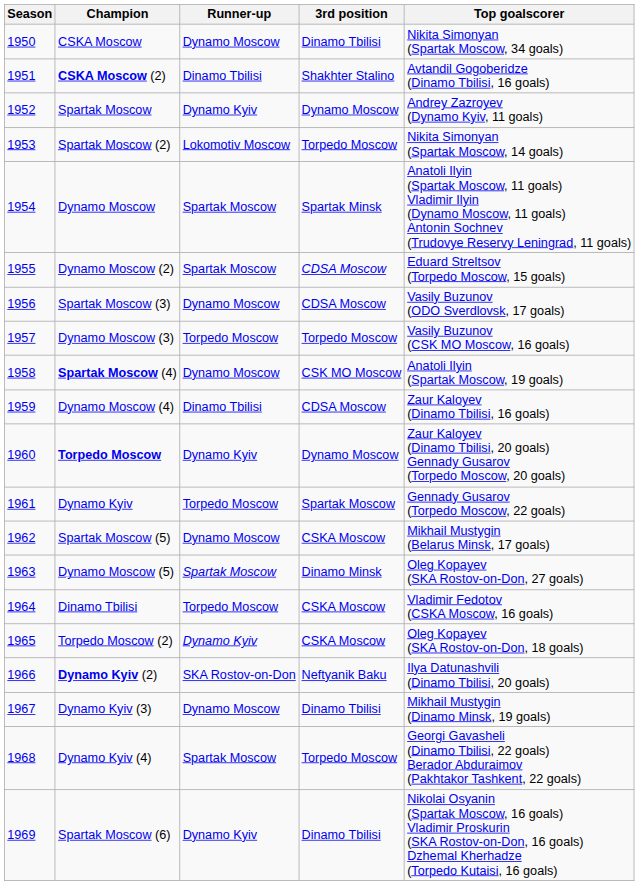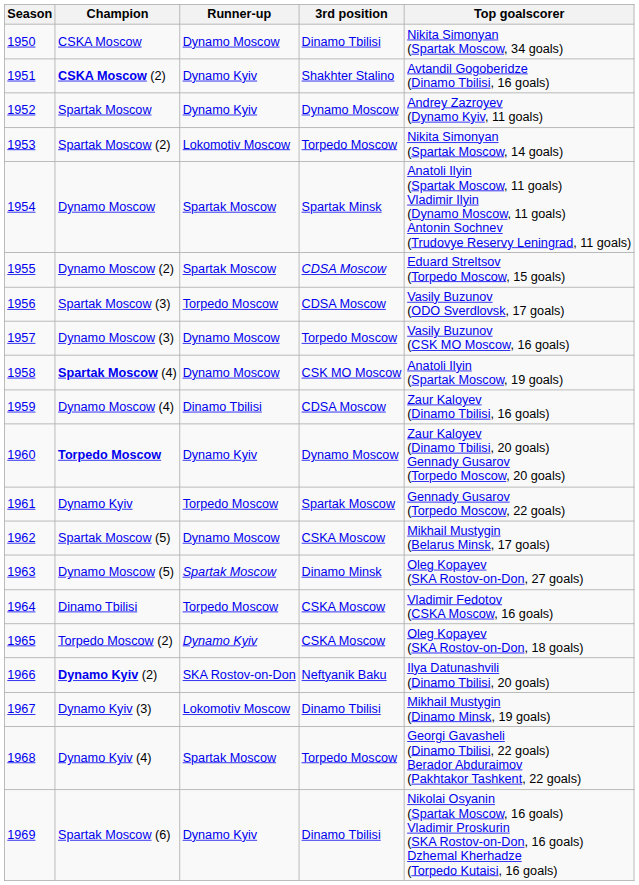(222, 75) Dinamo Tbilisi -> (220, 75) Dynamo Kyiv
(231, 304) Dynamo Moscow -> (230, 304) Torpedo Moscow
(230, 338) Torpedo Moscow -> (231, 338) Dynamo Moscow
(231, 709) Dynamo Moscow -> (236, 709) Lokomotiv Moscow
